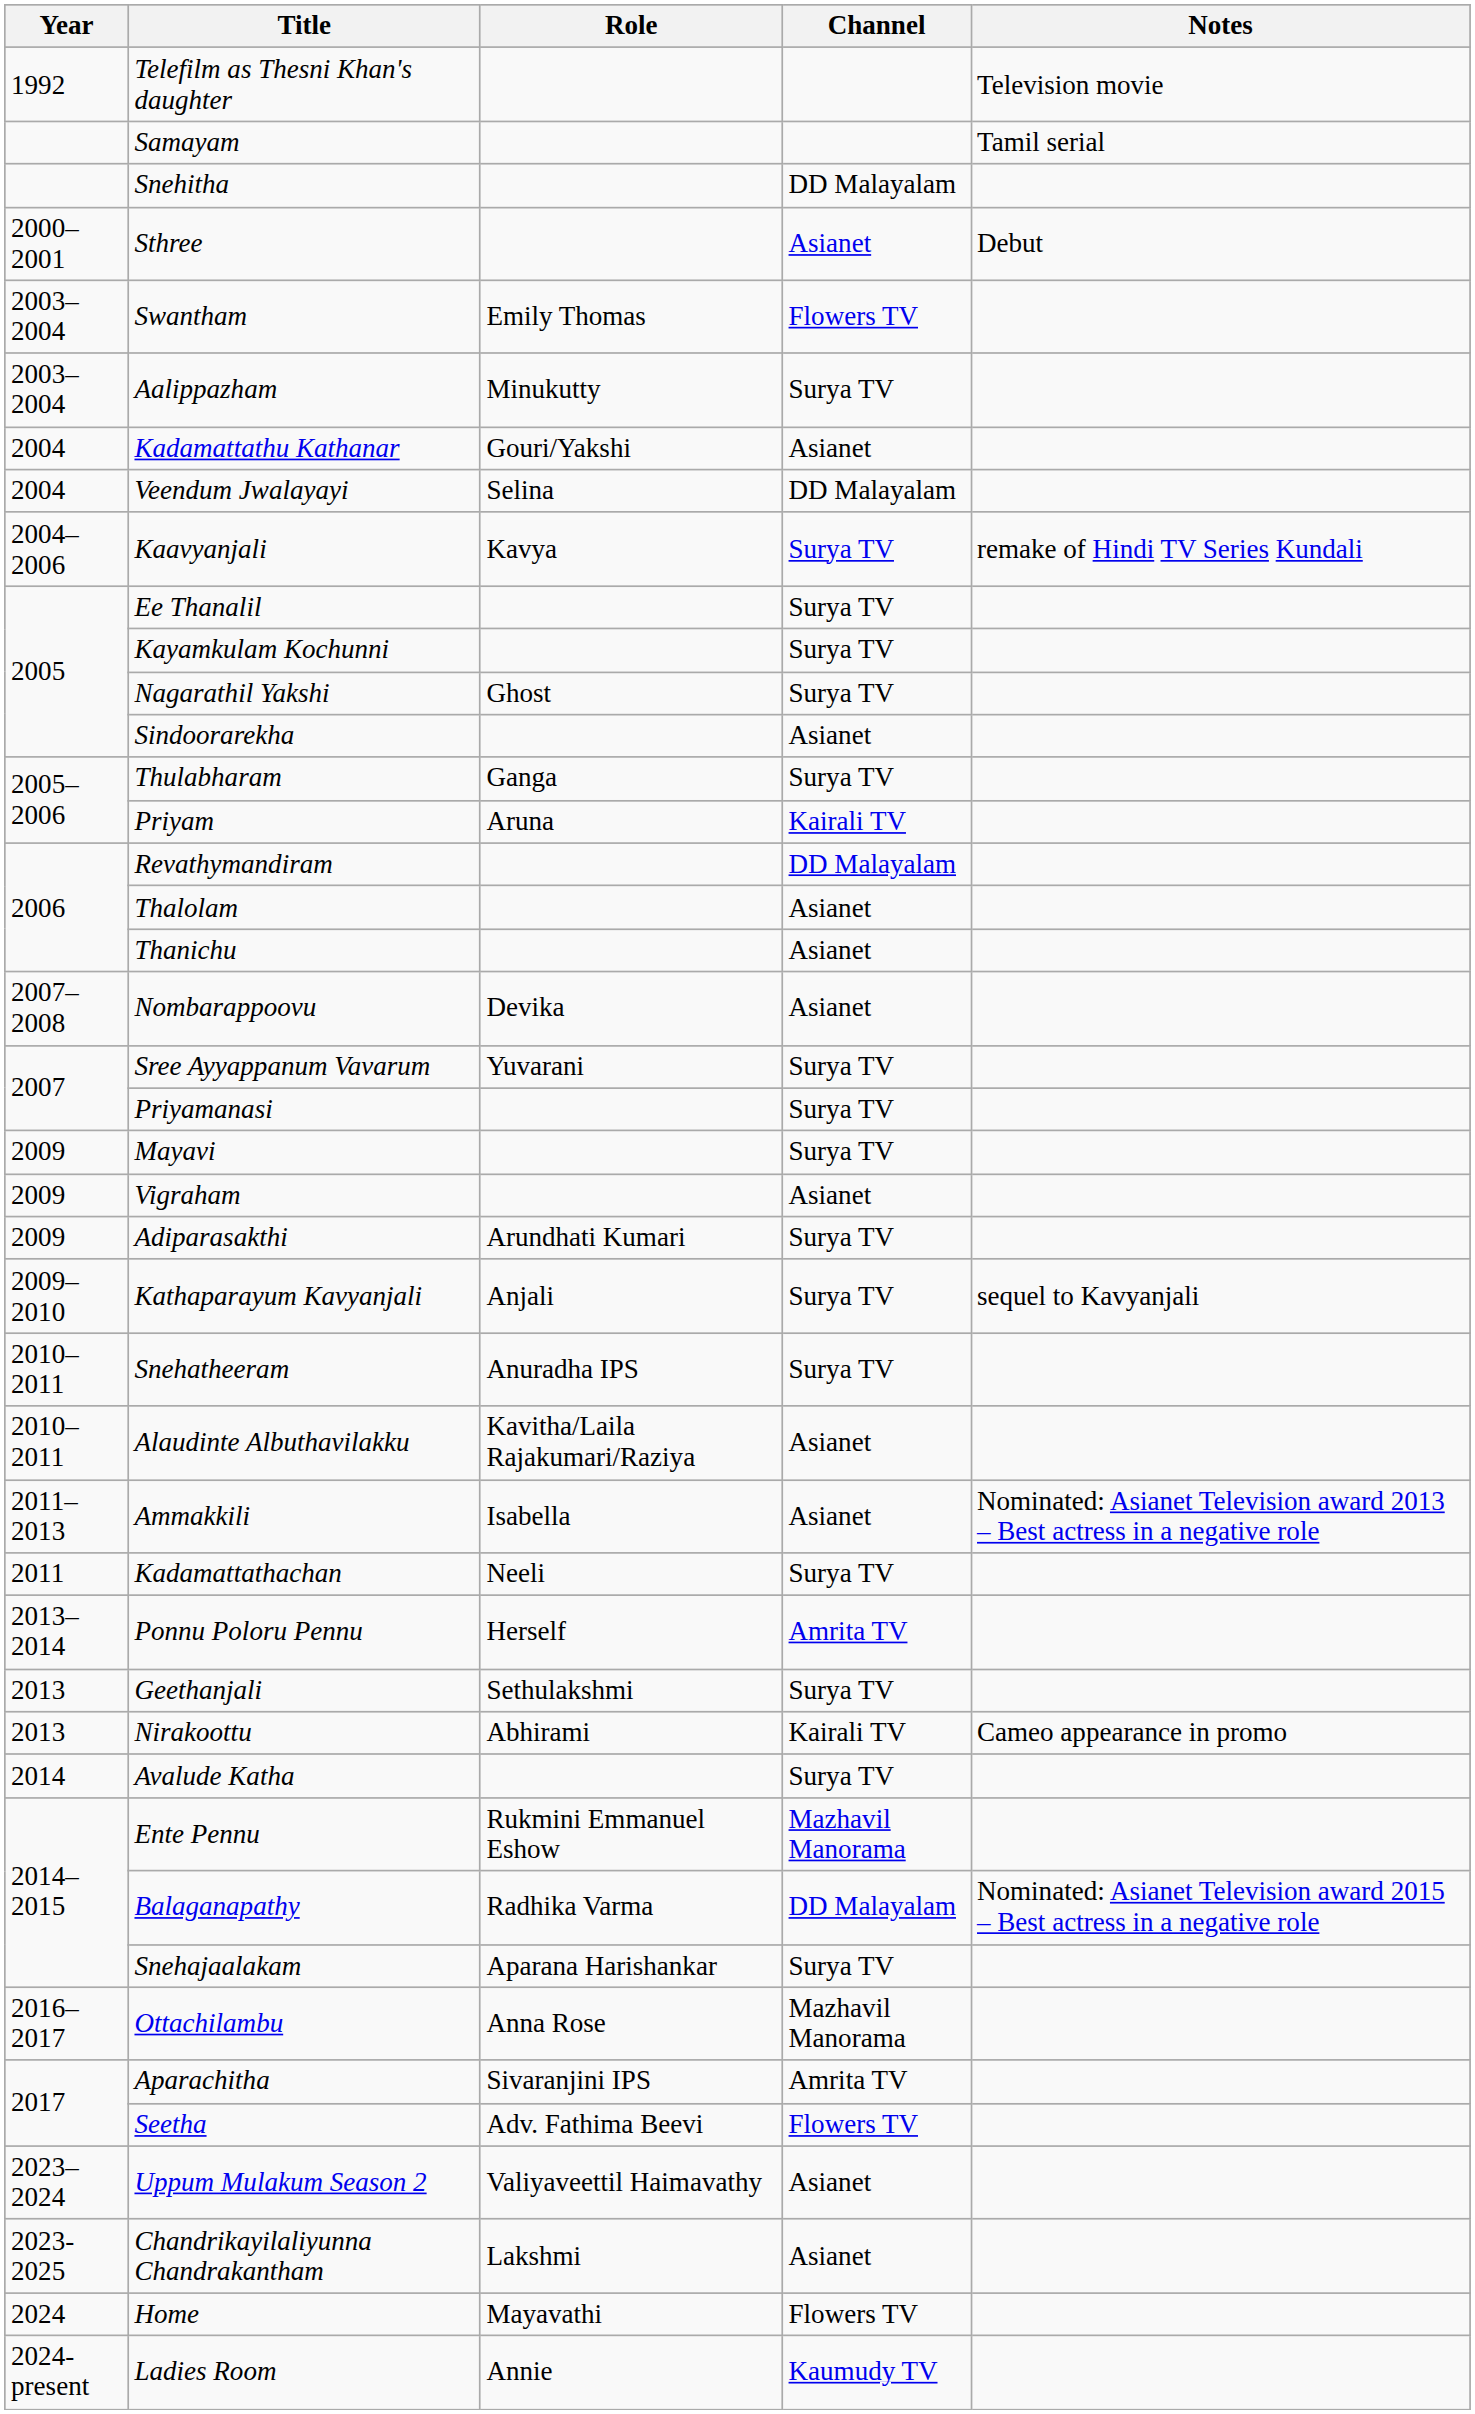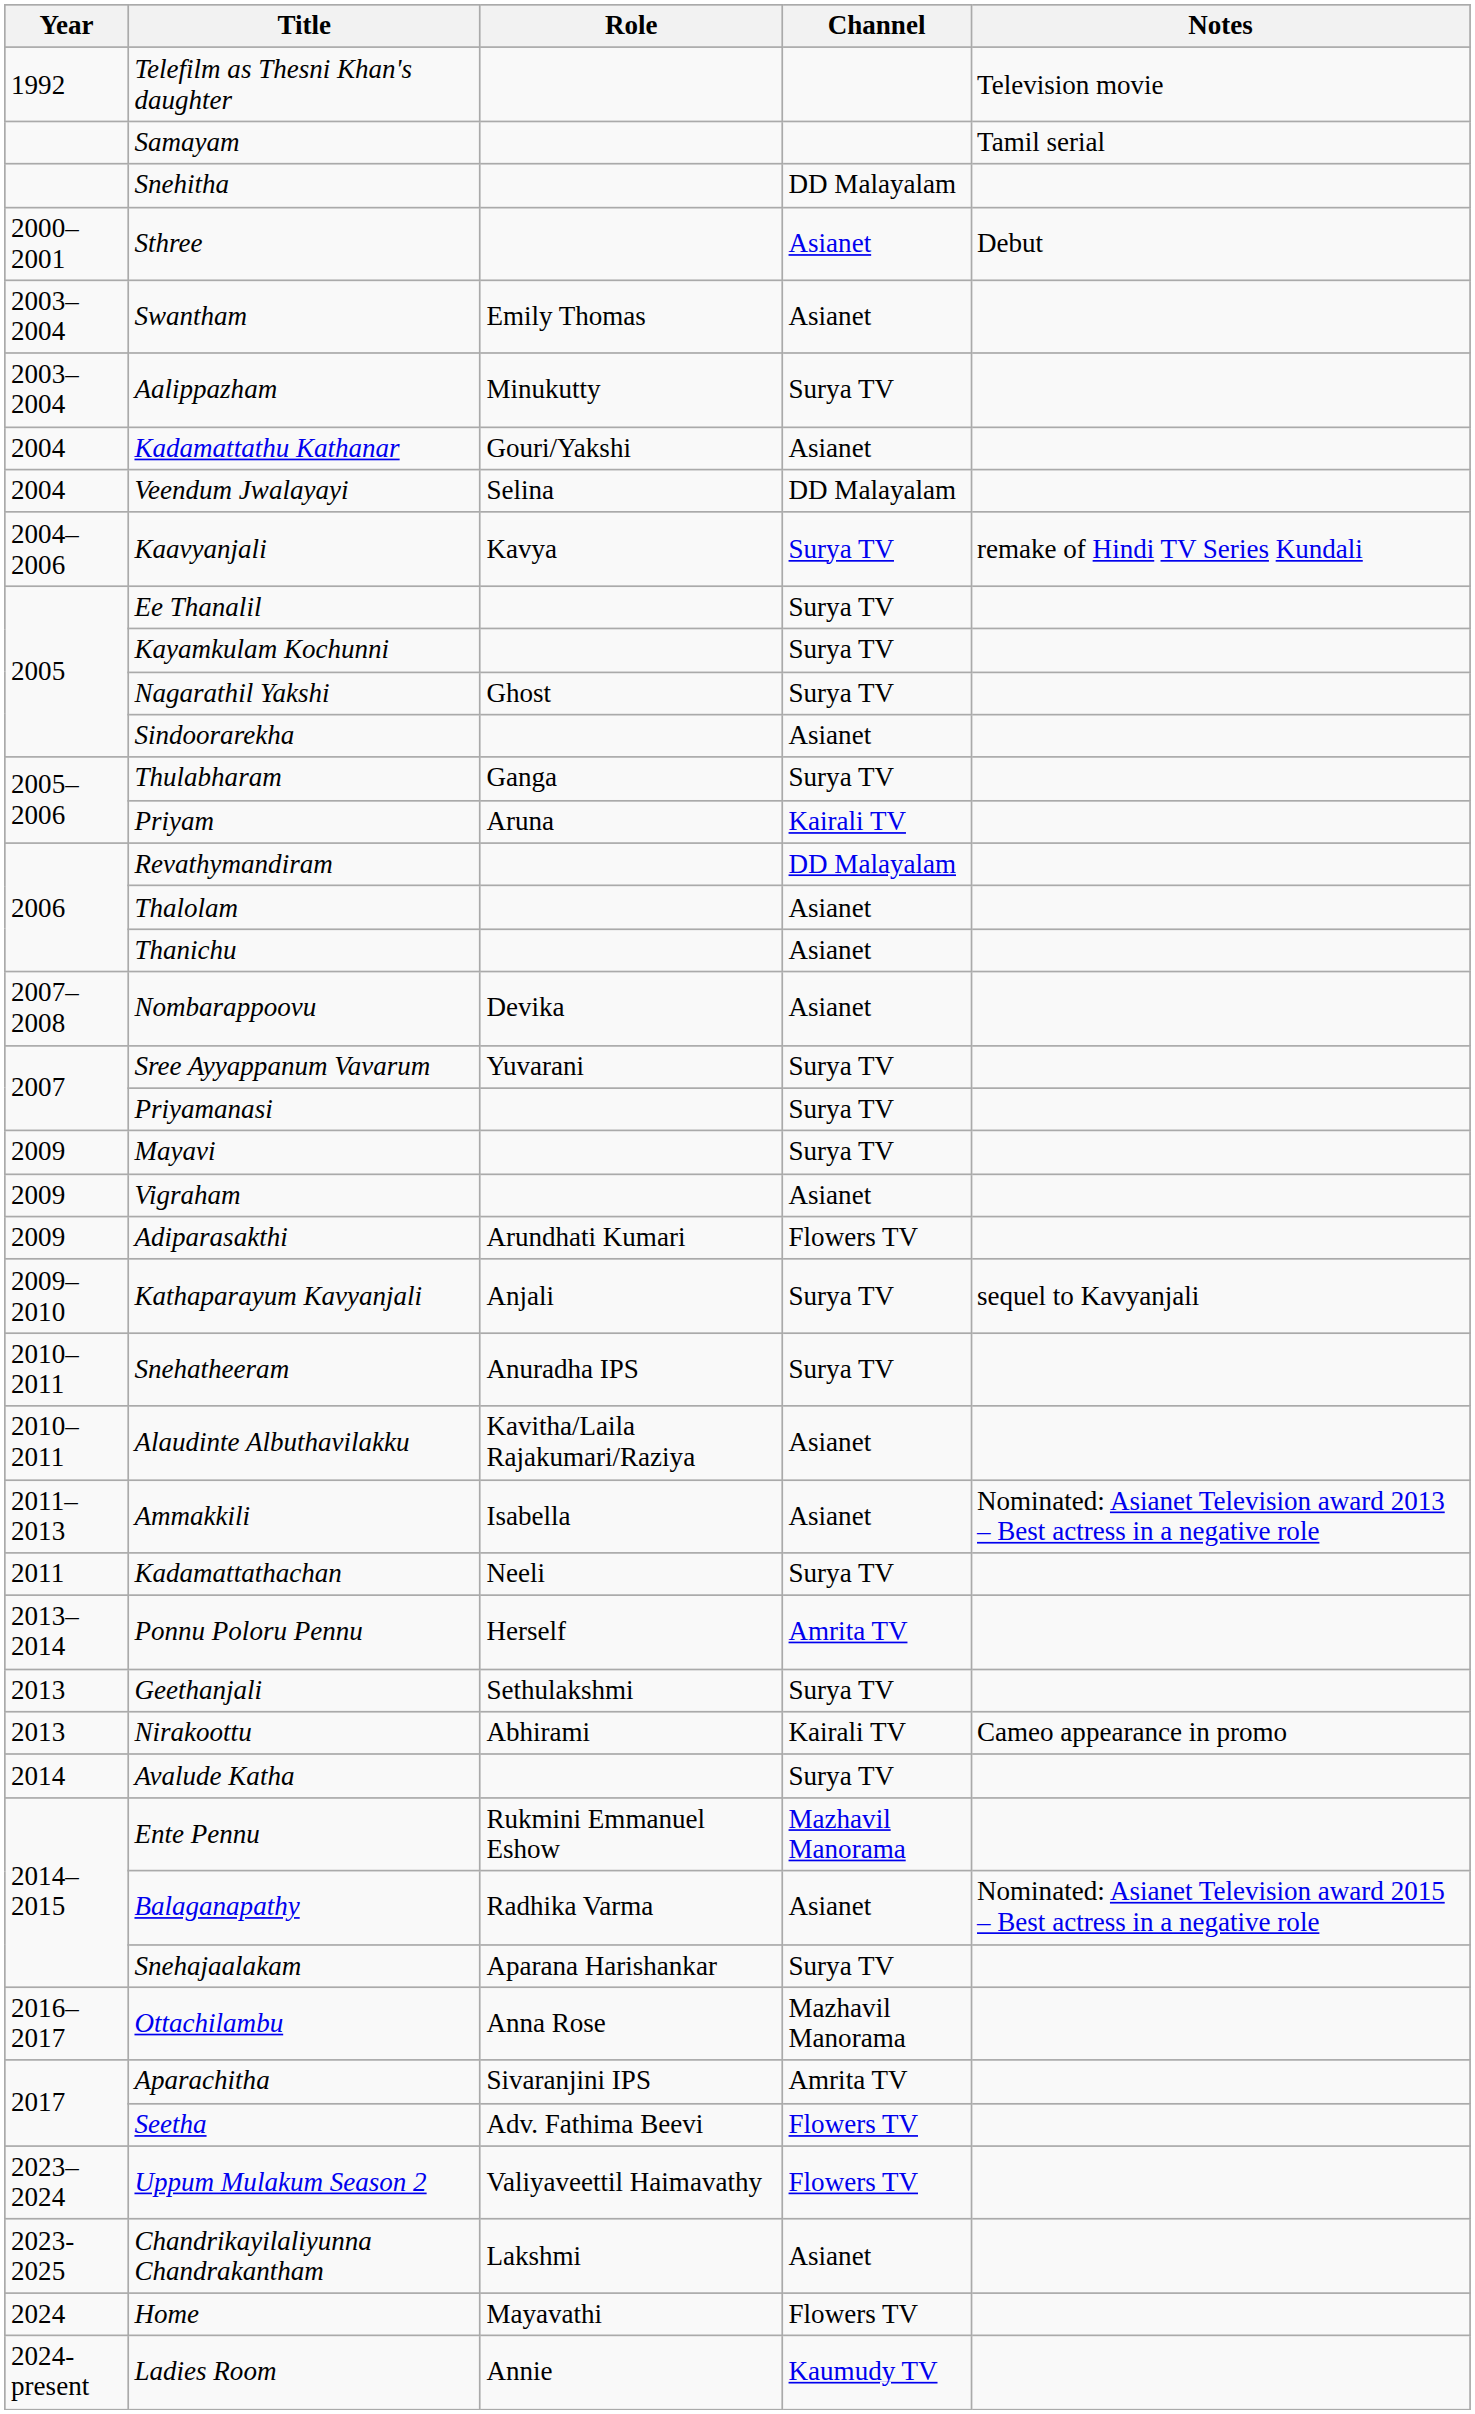(853, 316) Flowers TV -> (830, 316) Asianet
(841, 1237) Surya TV -> (853, 1237) Flowers TV
(872, 1907) DD Malayalam -> (830, 1907) Asianet
(830, 2182) Asianet -> (853, 2182) Flowers TV
